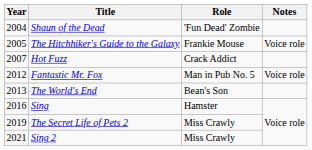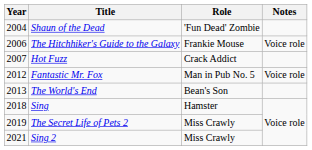(17, 43) 2005 -> (17, 43) 2006
(17, 106) 2016 -> (17, 106) 2018
